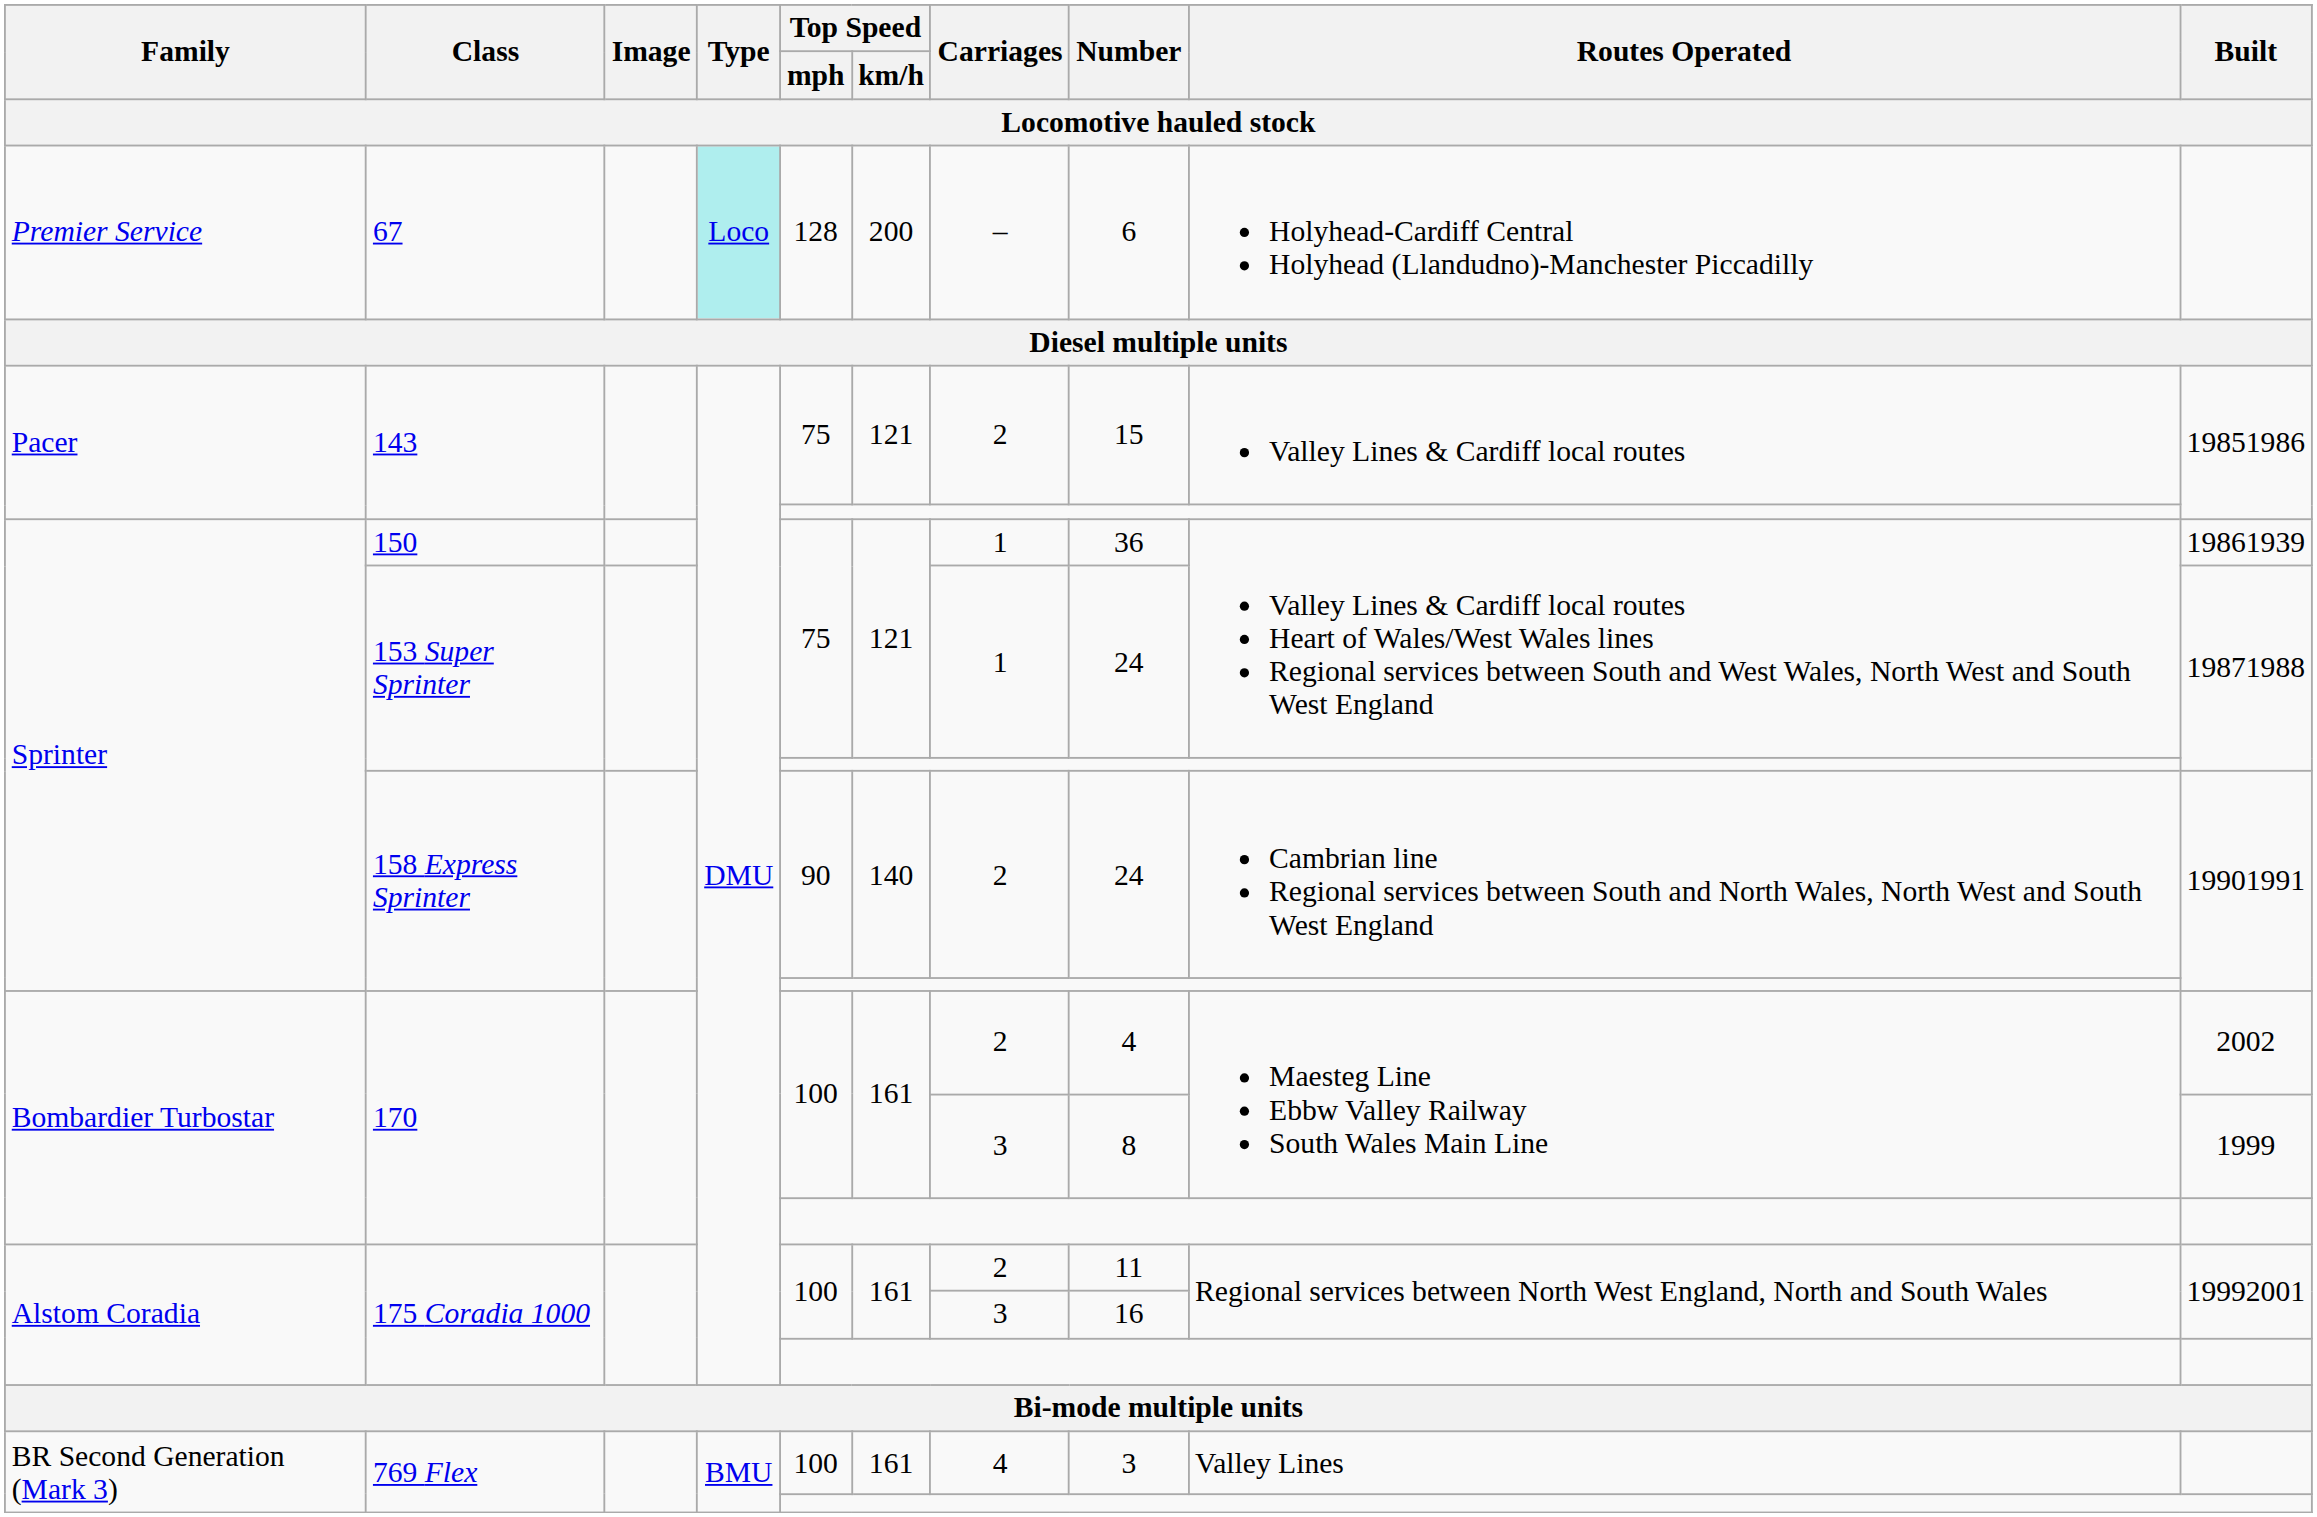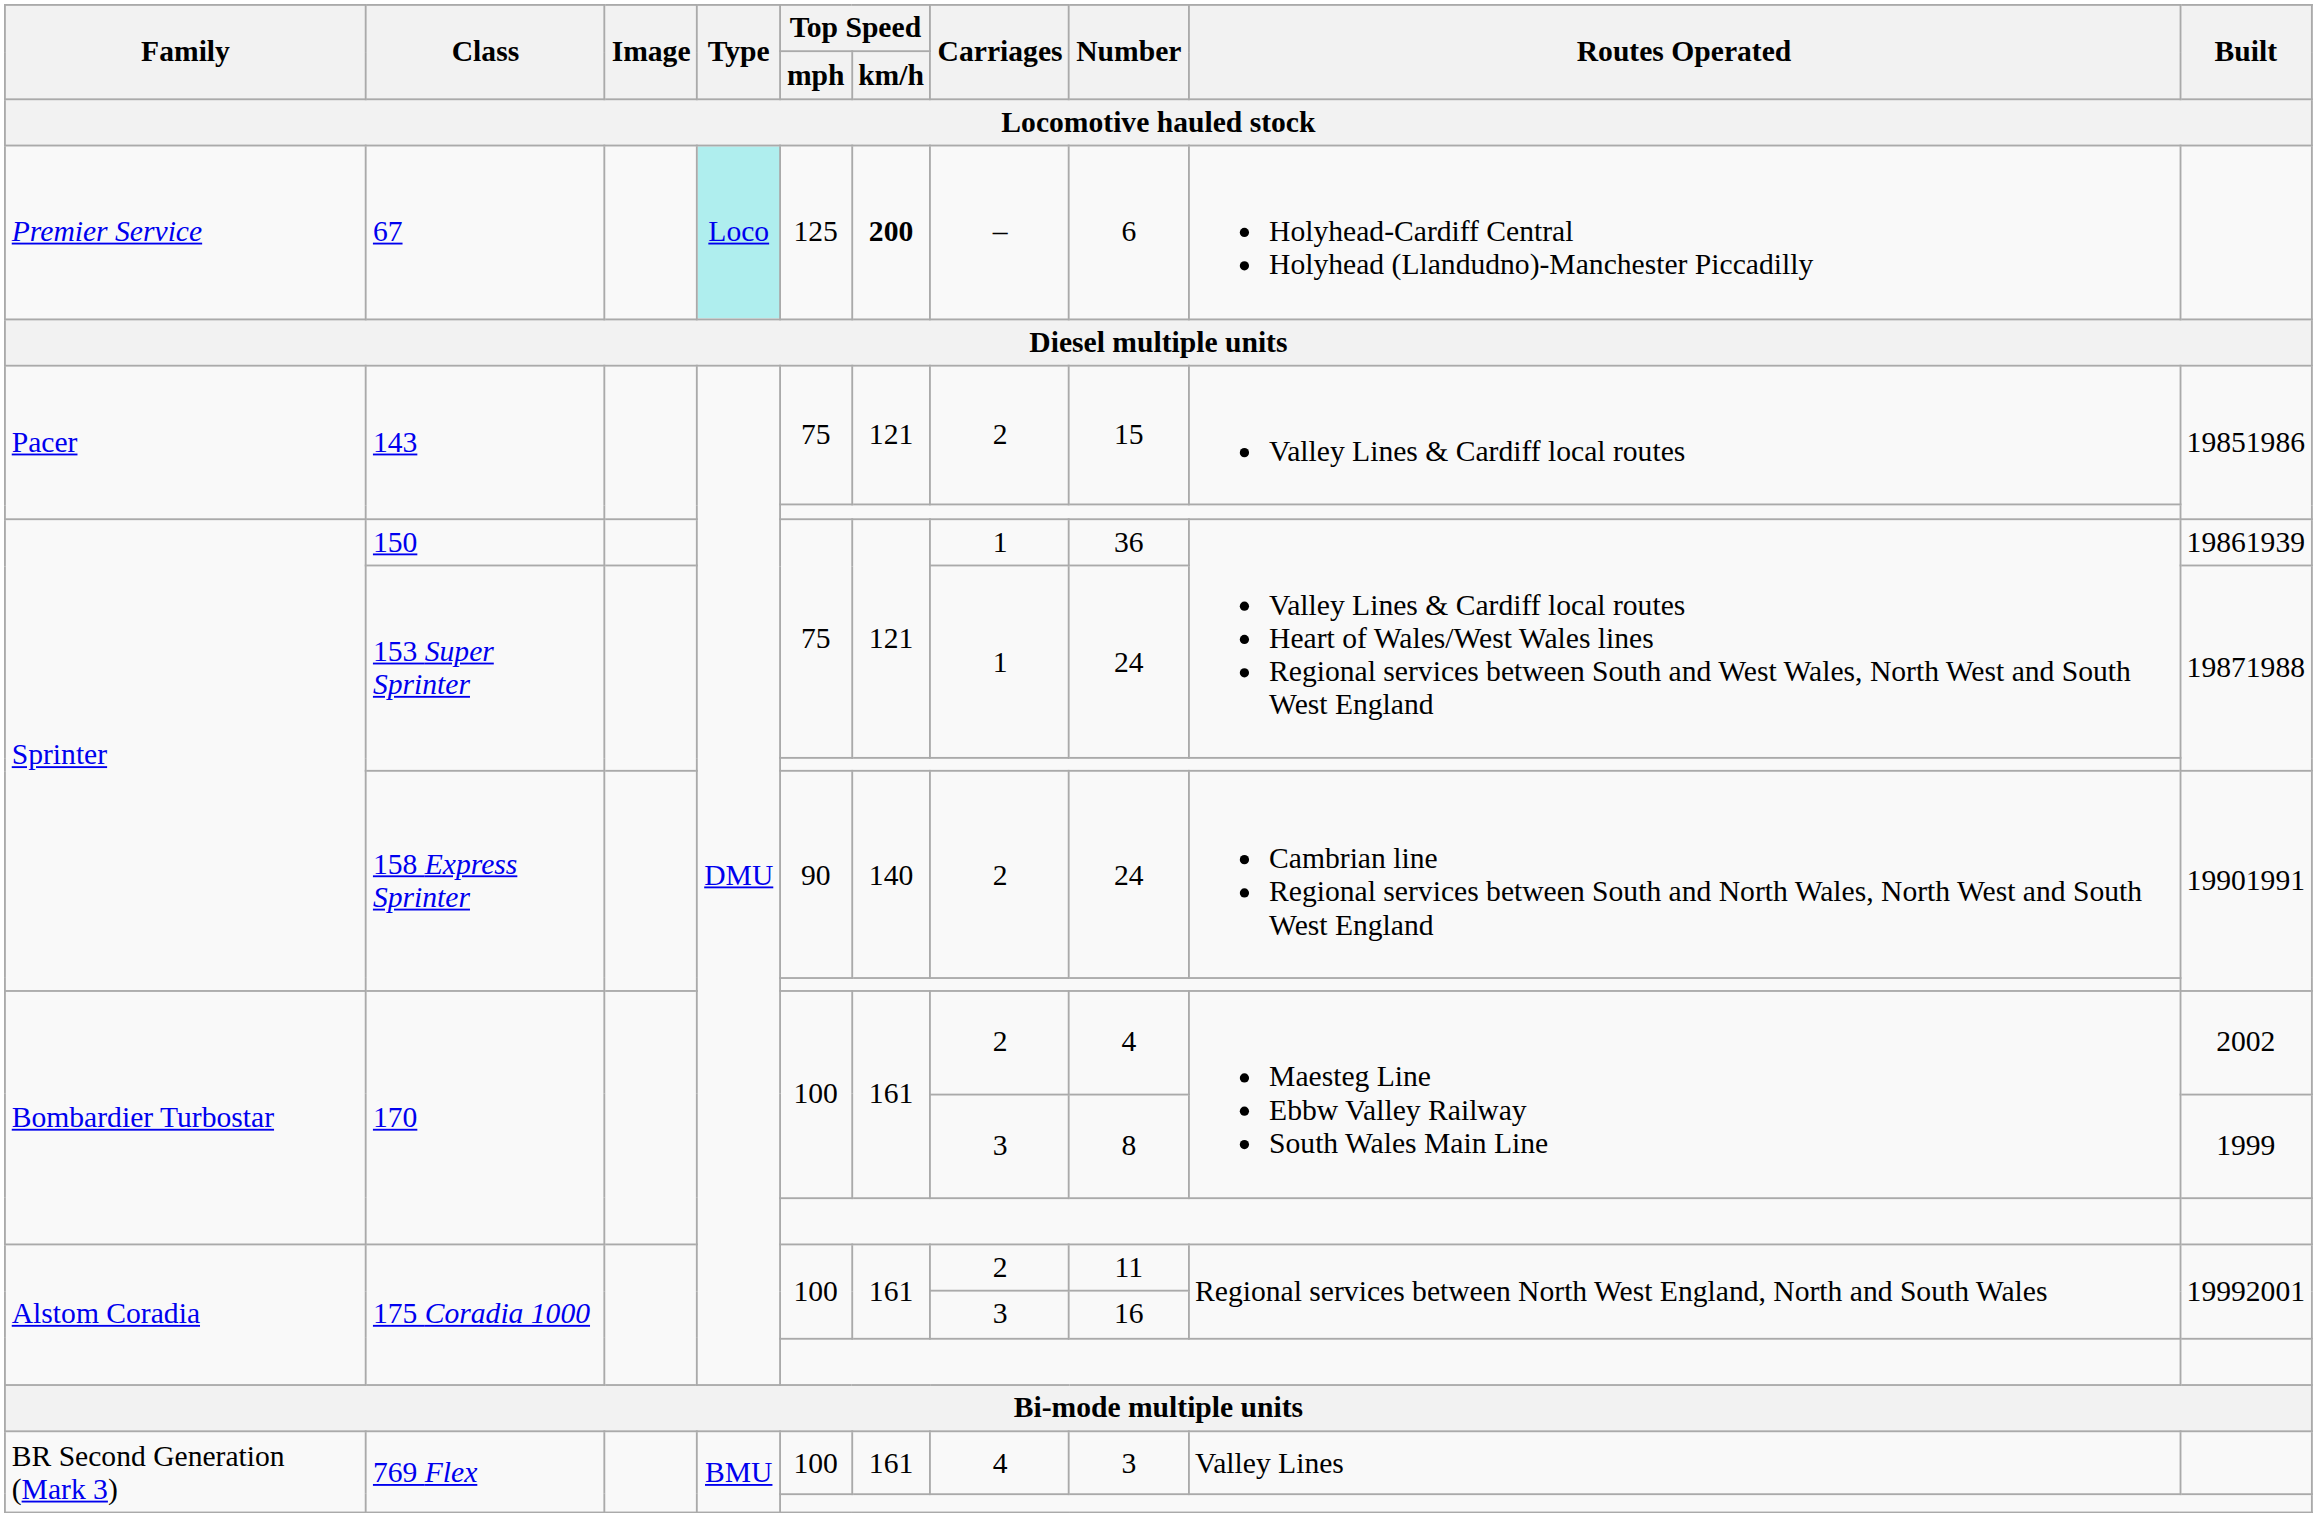(816, 231) 128 -> (816, 231) 125
(891, 231) normal -> (891, 231) bold
